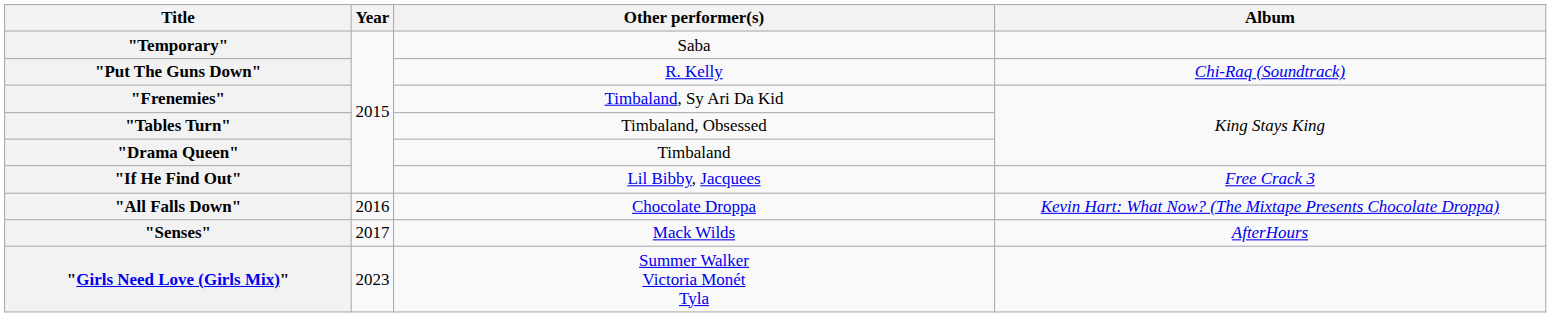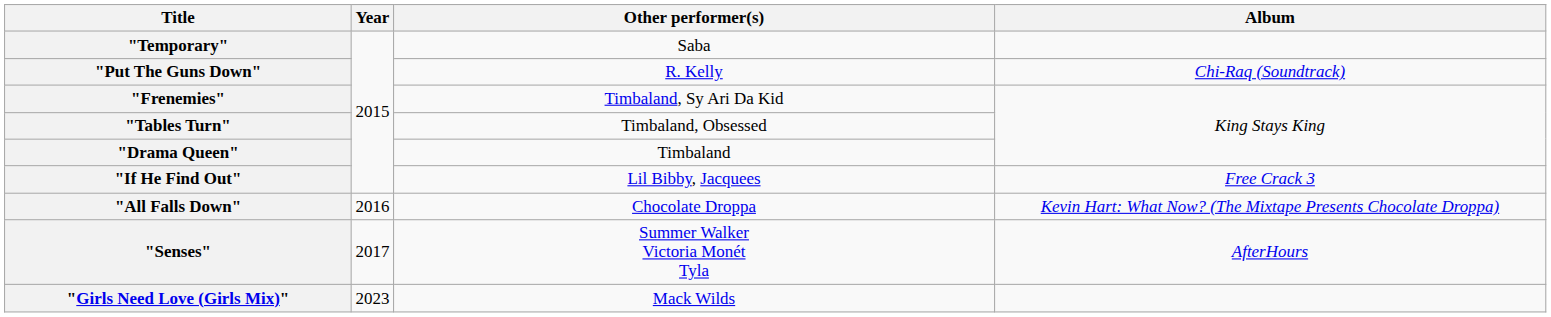(694, 233) Mack Wilds -> (694, 252) Summer Walker Victoria Monét Tyla
(694, 279) Summer Walker Victoria Monét Tyla -> (694, 298) Mack Wilds
